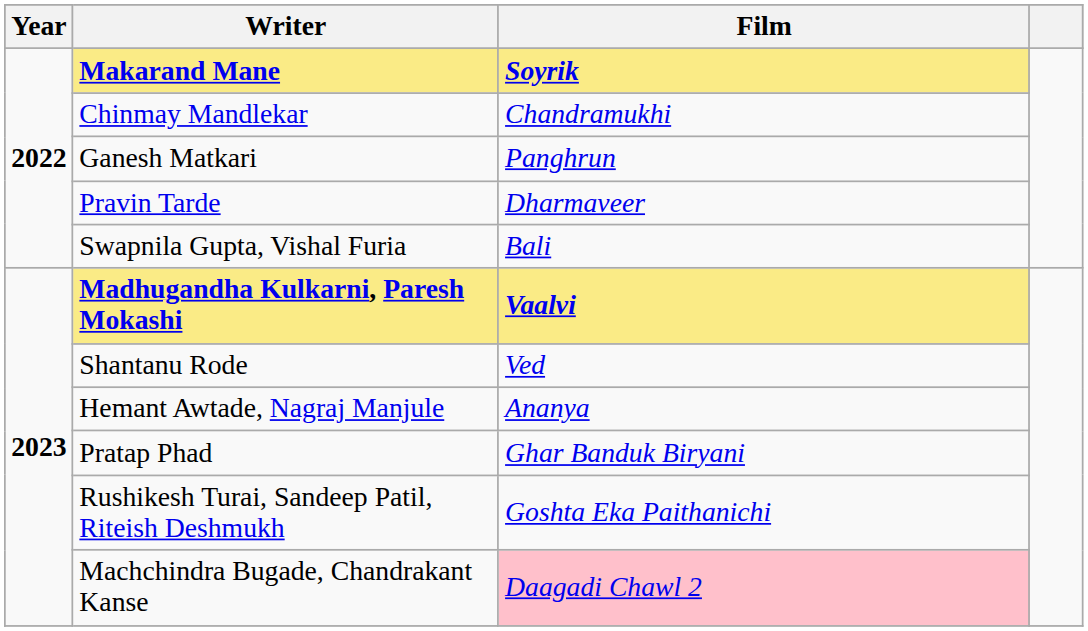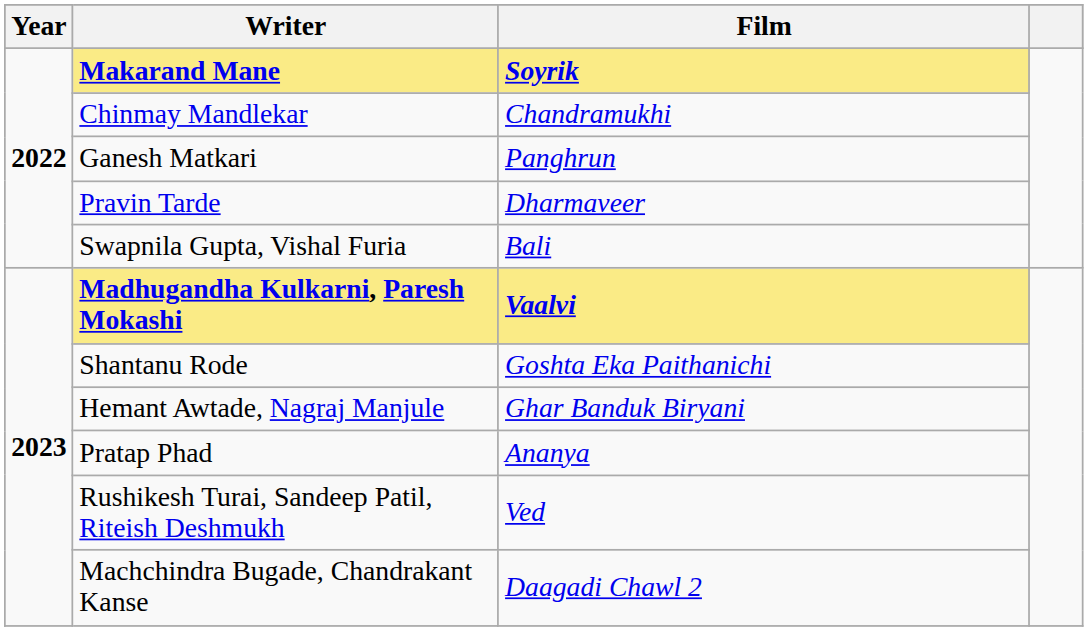(525, 364) Ved -> (638, 364) Goshta Eka Paithanichi
(547, 408) Ananya -> (625, 408) Ghar Banduk Biryani
(625, 452) Ghar Banduk Biryani -> (547, 452) Ananya
(638, 512) Goshta Eka Paithanichi -> (525, 512) Ved
(604, 587) pink background -> (604, 587) no background
